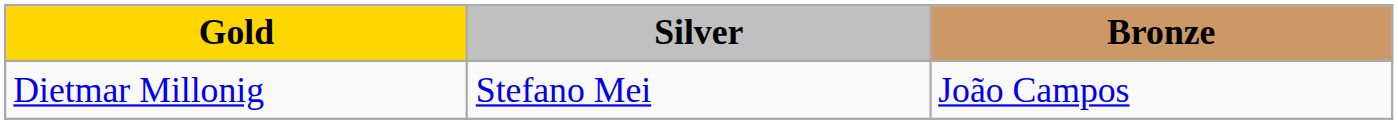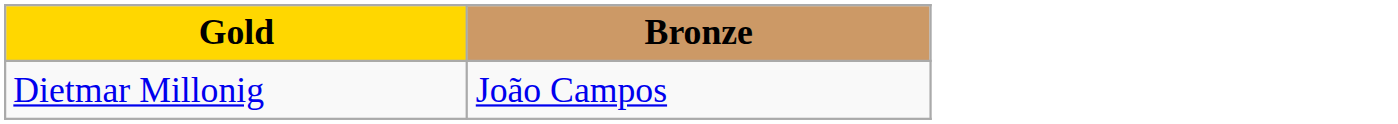- column: (699, 32)
